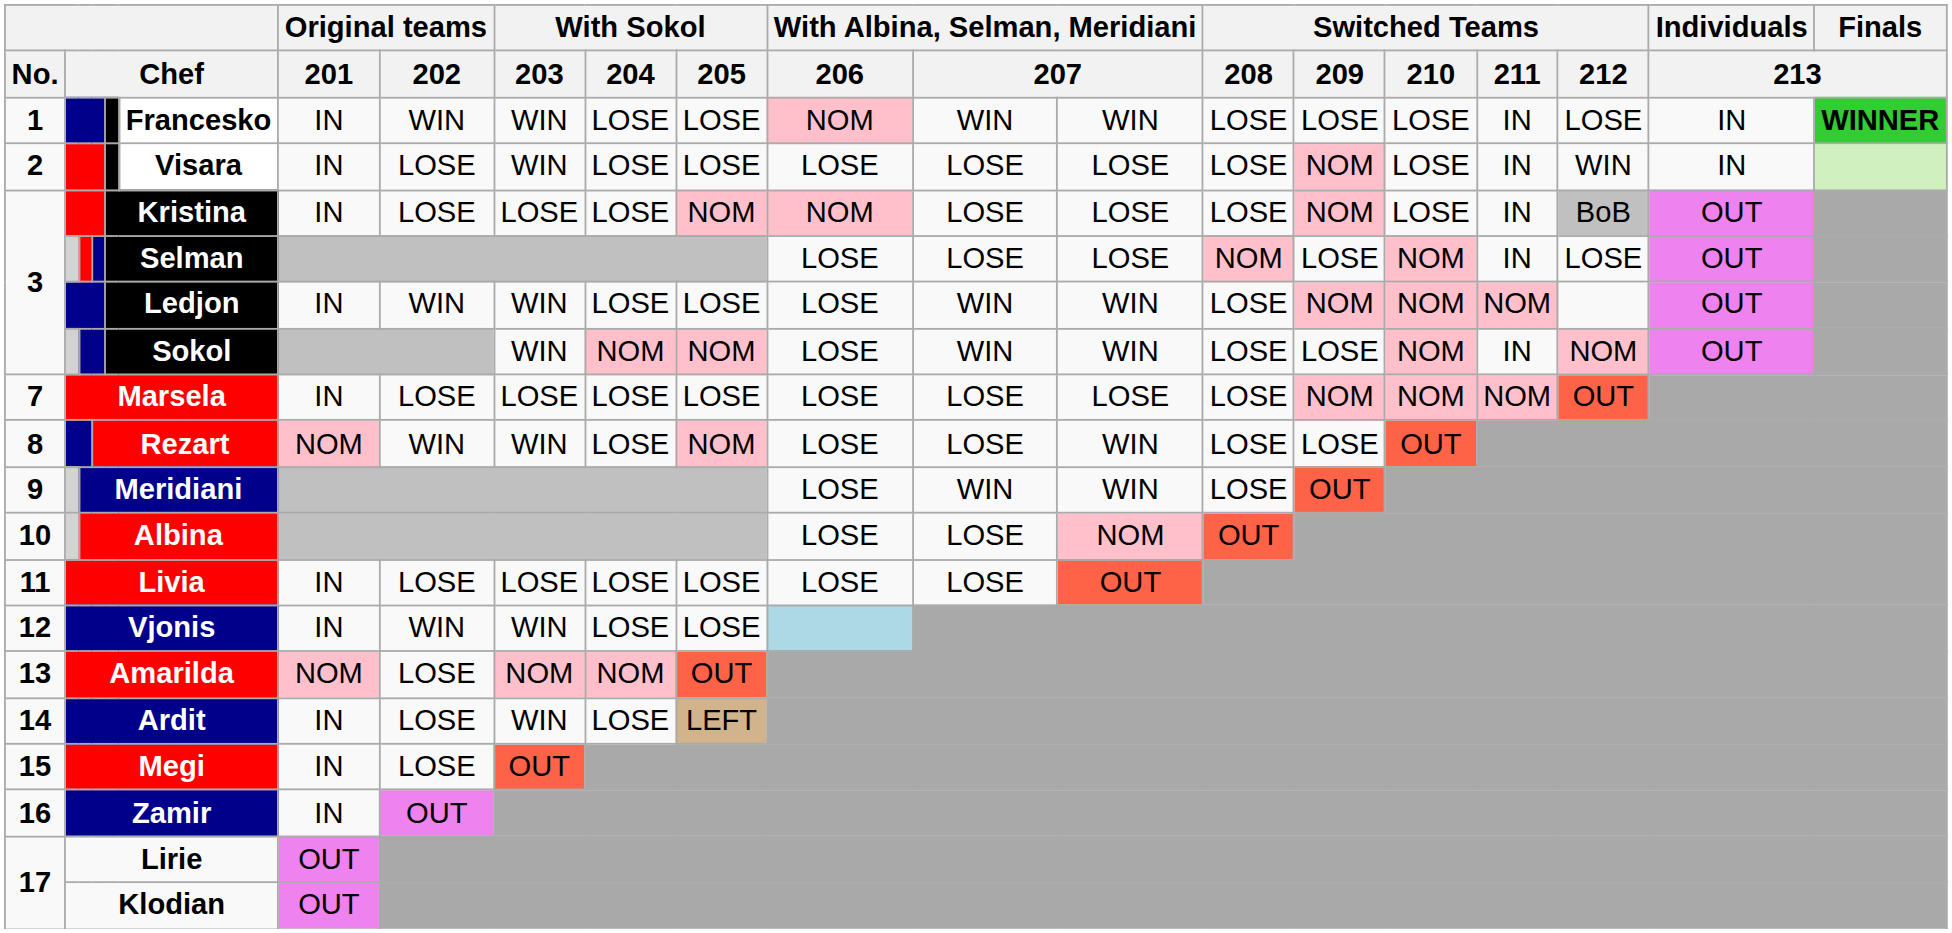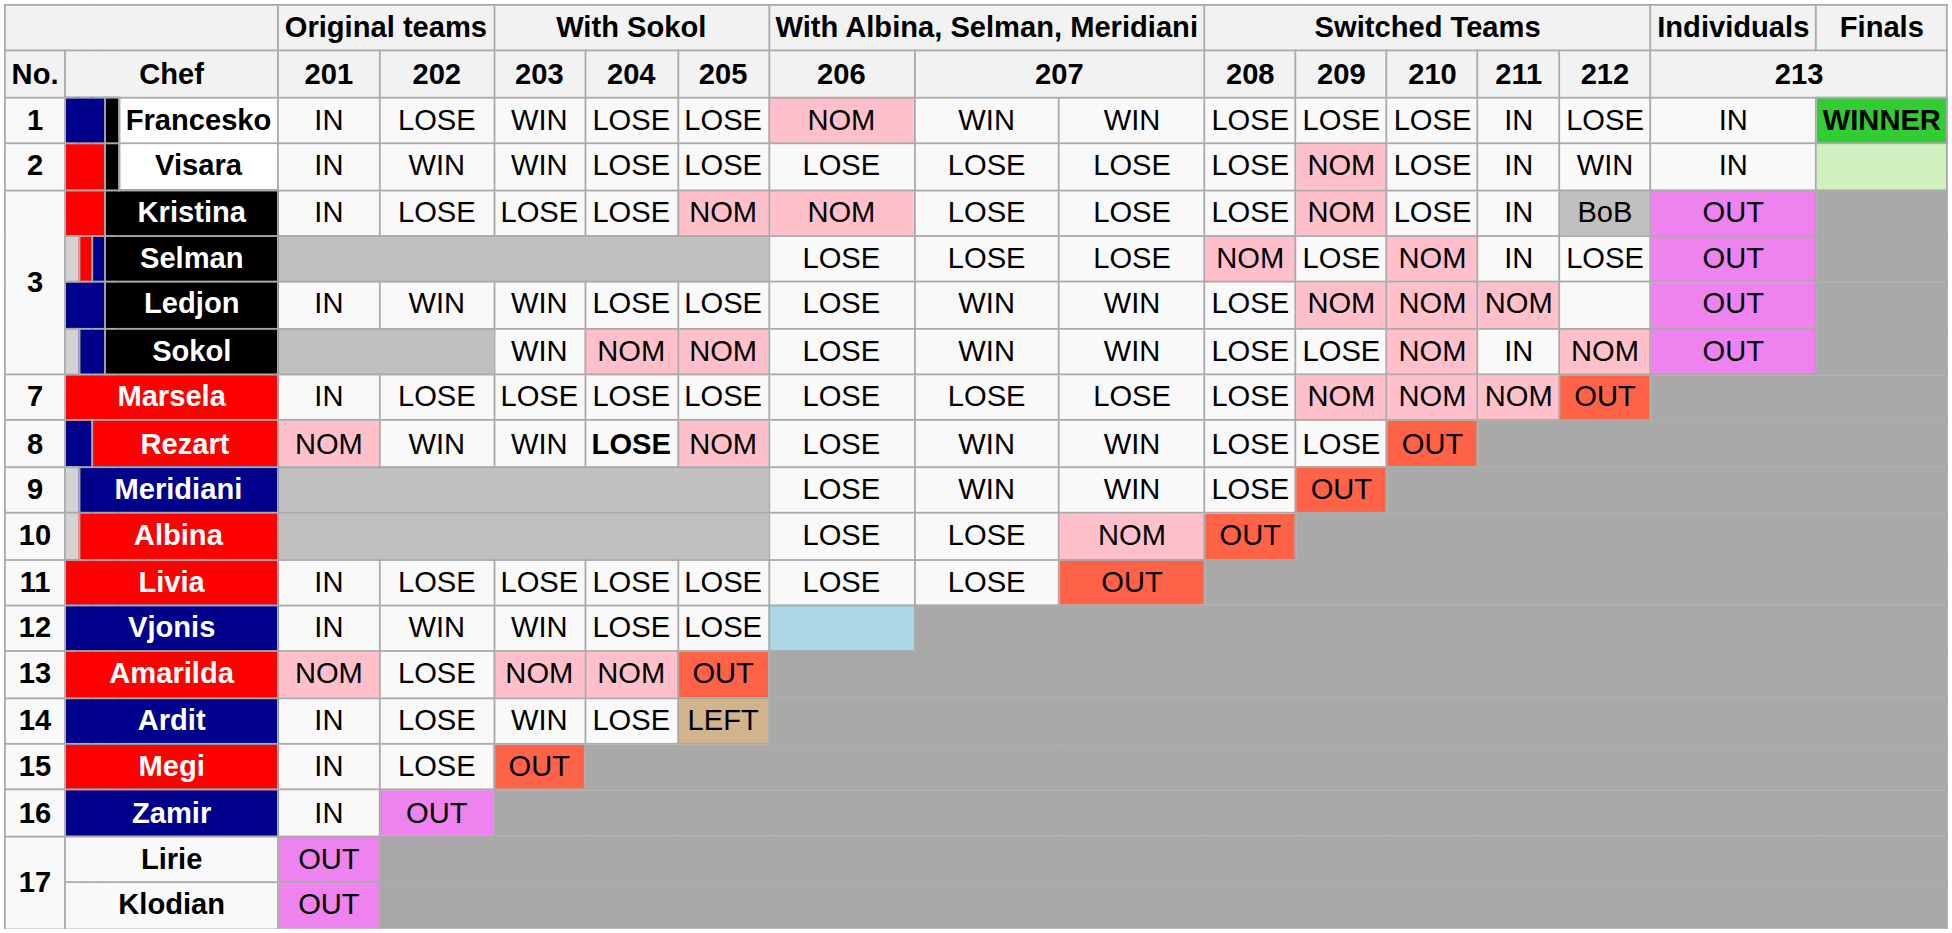(437, 119) WIN -> (437, 119) LOSE
(437, 166) LOSE -> (437, 166) WIN
(630, 443) normal -> (631, 443) bold
(985, 443) LOSE -> (987, 443) WIN
